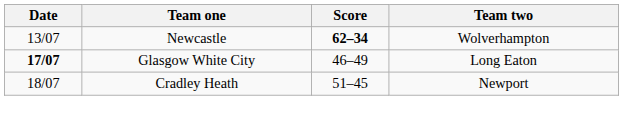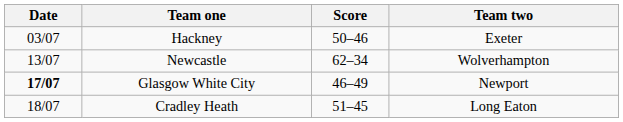+ row: (197, 38)
(350, 38) bold -> (350, 60) normal
(504, 60) Long Eaton -> (504, 83) Newport
(504, 83) Newport -> (504, 106) Long Eaton
